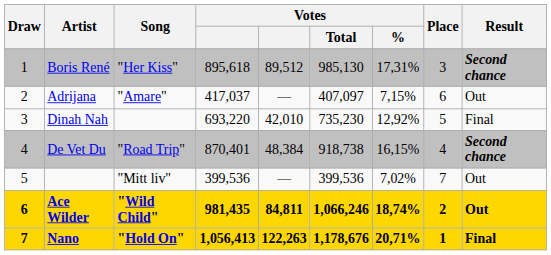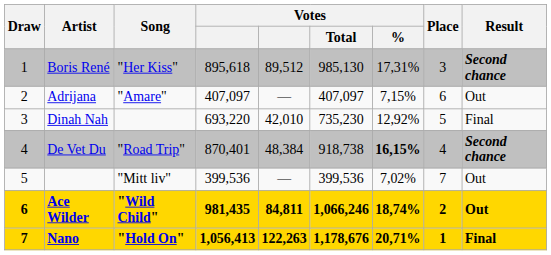(227, 97) 417,037 -> (227, 97) 407,097
(398, 149) normal -> (398, 149) bold
